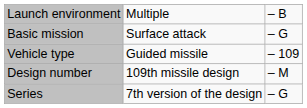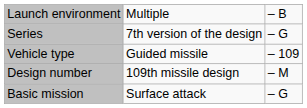rows swapped: (45, 34) <-> (25, 93)
